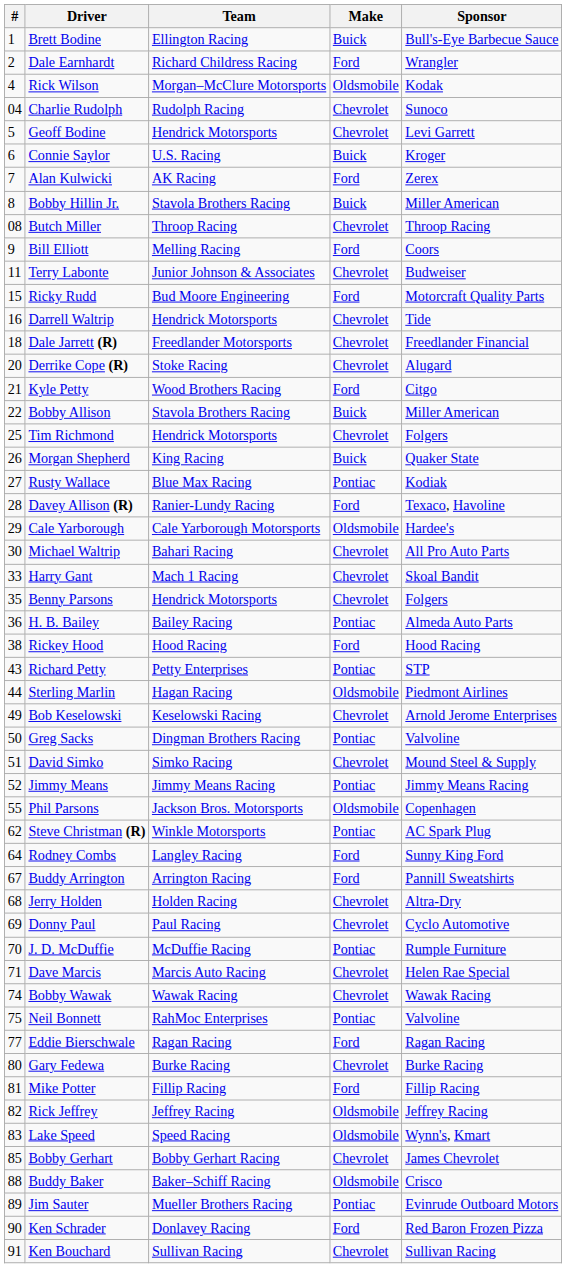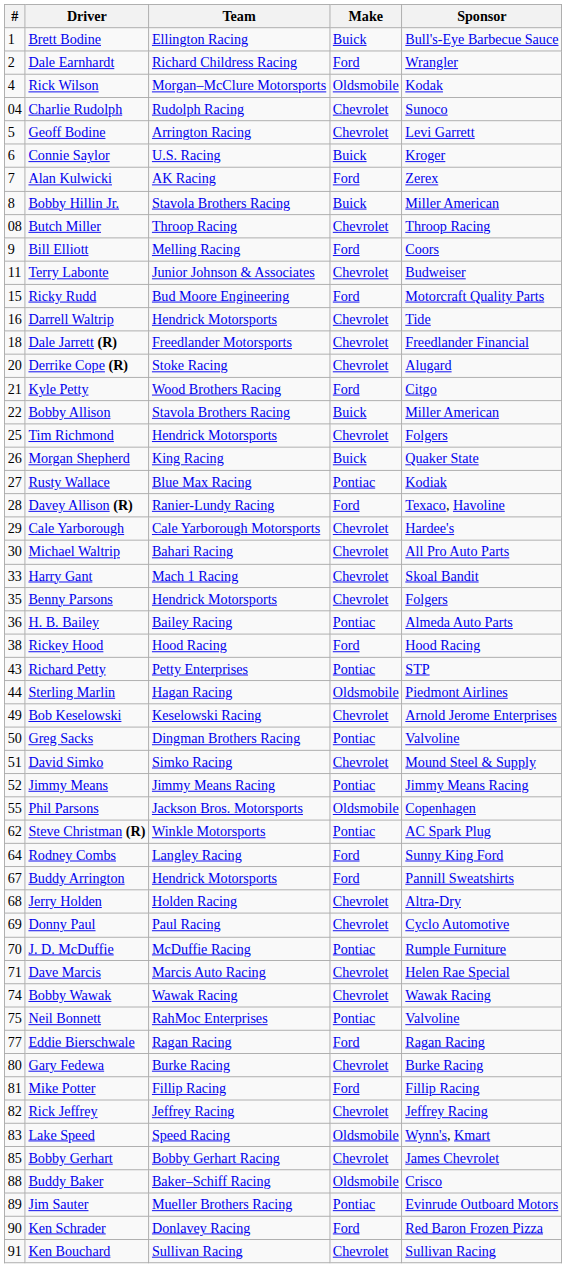(214, 132) Hendrick Motorsports -> (202, 132) Arrington Racing
(366, 529) Oldsmobile -> (361, 529) Chevrolet
(202, 878) Arrington Racing -> (214, 878) Hendrick Motorsports
(366, 1111) Oldsmobile -> (361, 1111) Chevrolet
